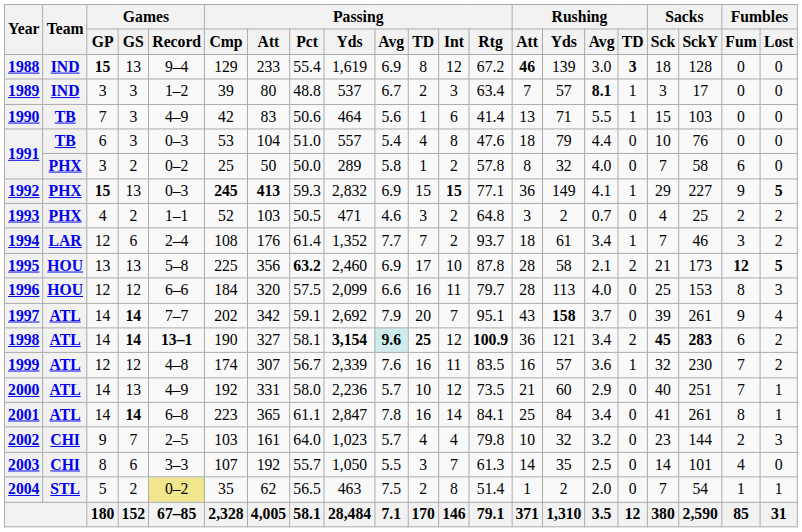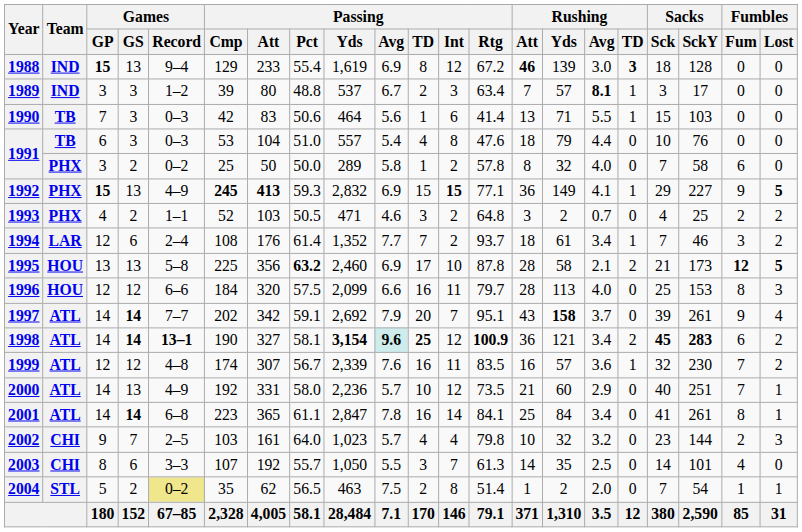(177, 116) 4–9 -> (177, 116) 0–3
(177, 191) 0–3 -> (177, 191) 4–9
